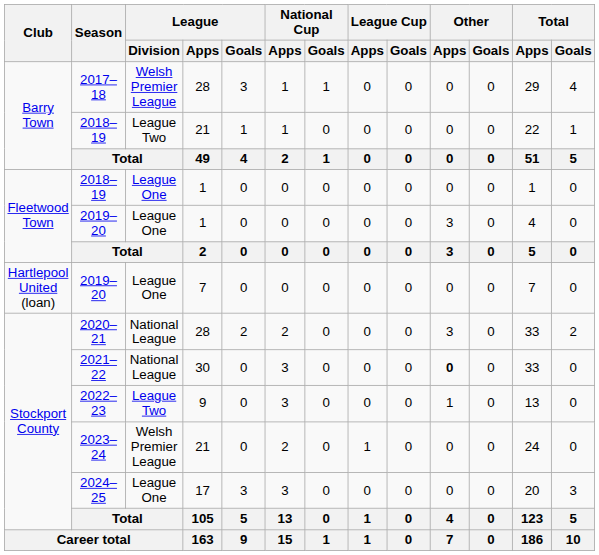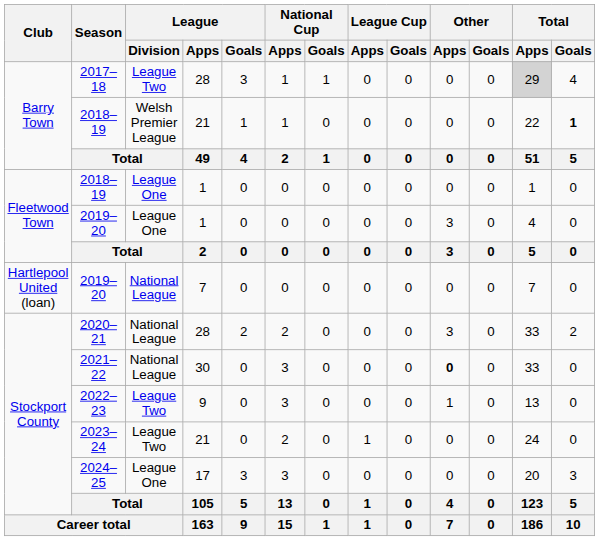(154, 87) Welsh Premier League -> (154, 79) League Two
(532, 87) no background -> (532, 79) lightgrey background
(154, 130) League Two -> (154, 123) Welsh Premier League
(573, 130) normal -> (573, 123) bold
(154, 288) League One -> (154, 288) National League
(154, 447) Welsh Premier League -> (154, 439) League Two
